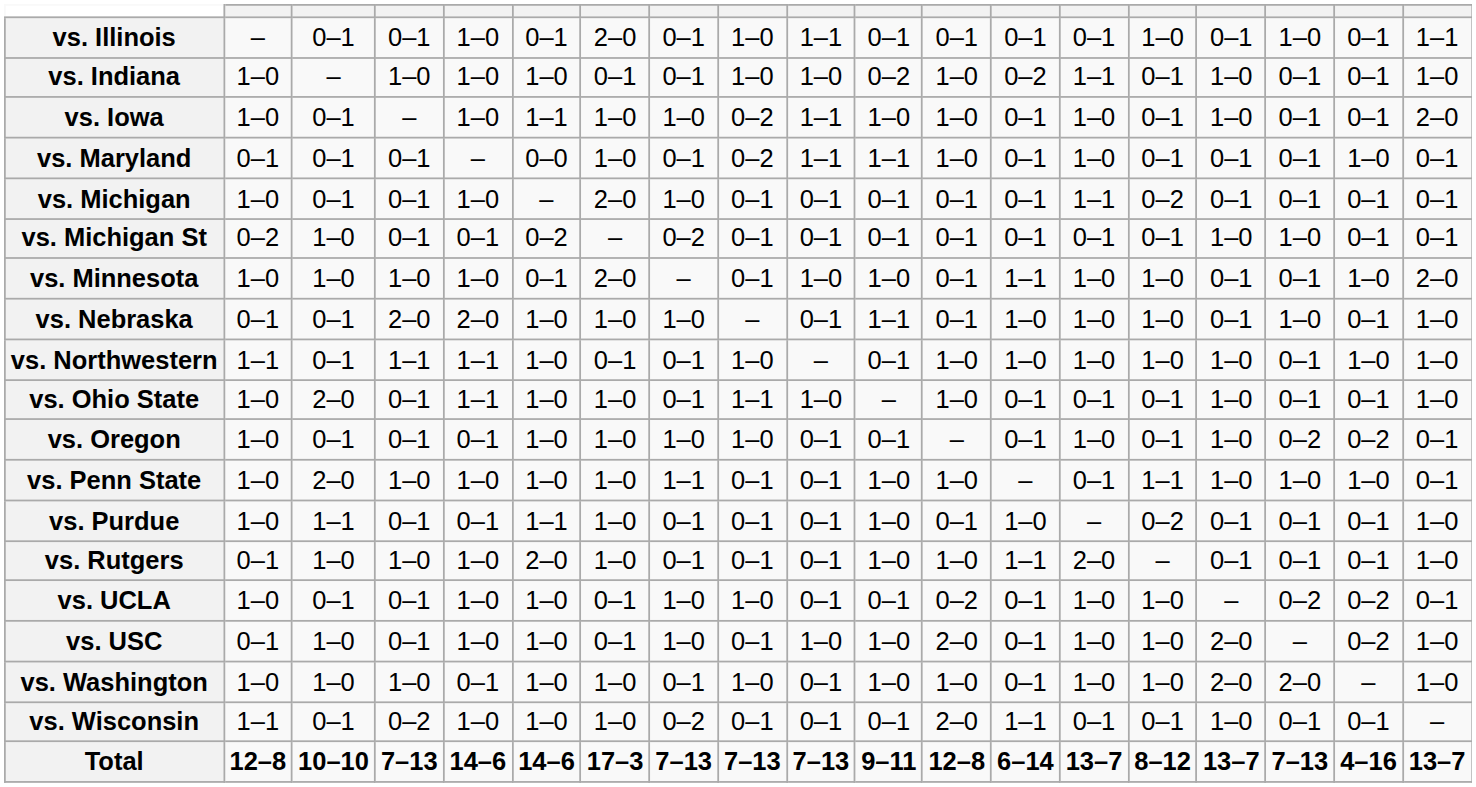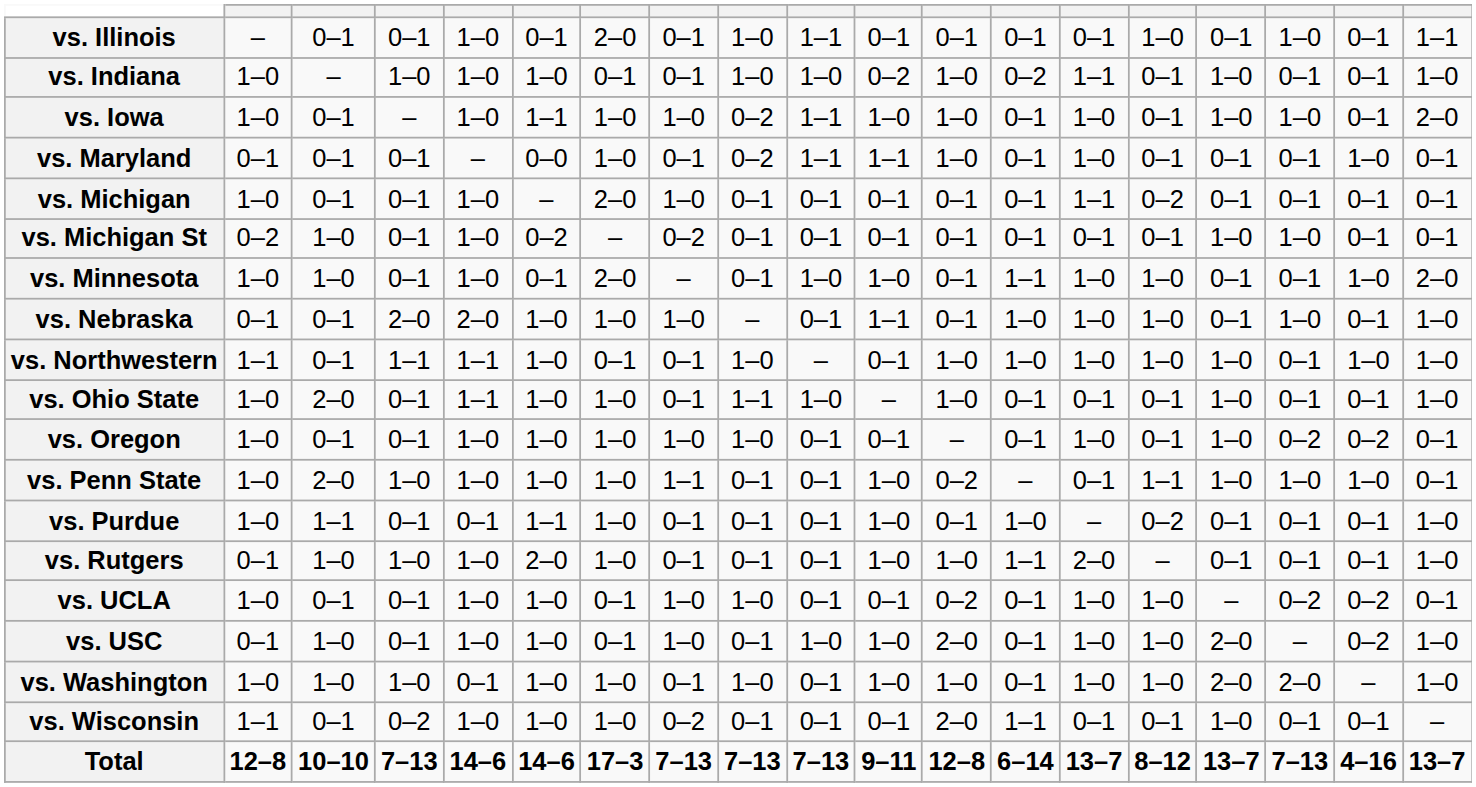(1300, 118) 0–1 -> (1300, 118) 1–0
(478, 239) 0–1 -> (478, 239) 1–0
(409, 279) 1–0 -> (409, 279) 0–1
(478, 440) 0–1 -> (478, 440) 1–0
(957, 480) 1–0 -> (957, 480) 0–2
